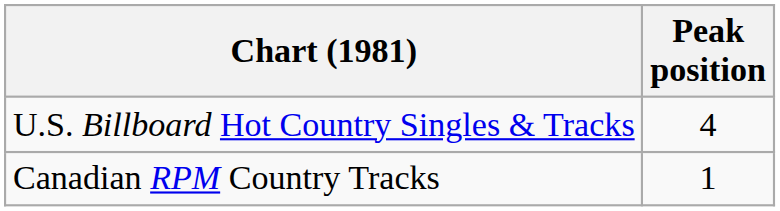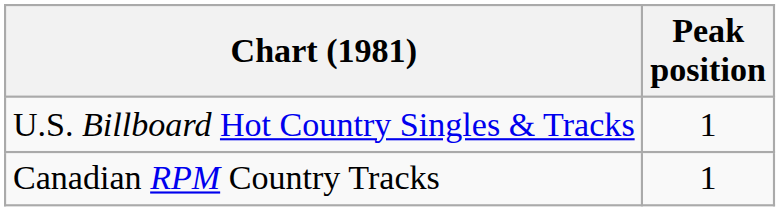(708, 123) 4 -> (708, 123) 1
